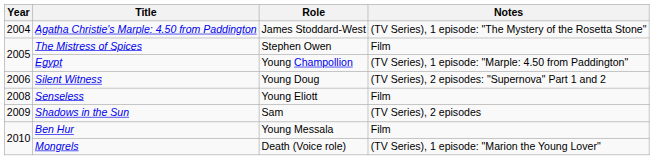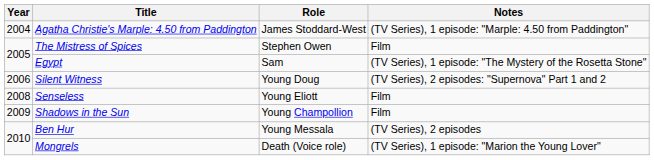(509, 29) (TV Series), 1 episode: "The Mystery of the Rosetta Stone" -> (499, 29) (TV Series), 1 episode: "Marple: 4.50 from Paddington"
(307, 63) Young Champollion -> (272, 63) Sam
(499, 63) (TV Series), 1 episode: "Marple: 4.50 from Paddington" -> (509, 63) (TV Series), 1 episode: "The Mystery of the Rosetta Stone"
(272, 113) Sam -> (307, 113) Young Champollion
(426, 113) (TV Series), 2 episodes -> (381, 113) Film
(381, 130) Film -> (426, 130) (TV Series), 2 episodes
